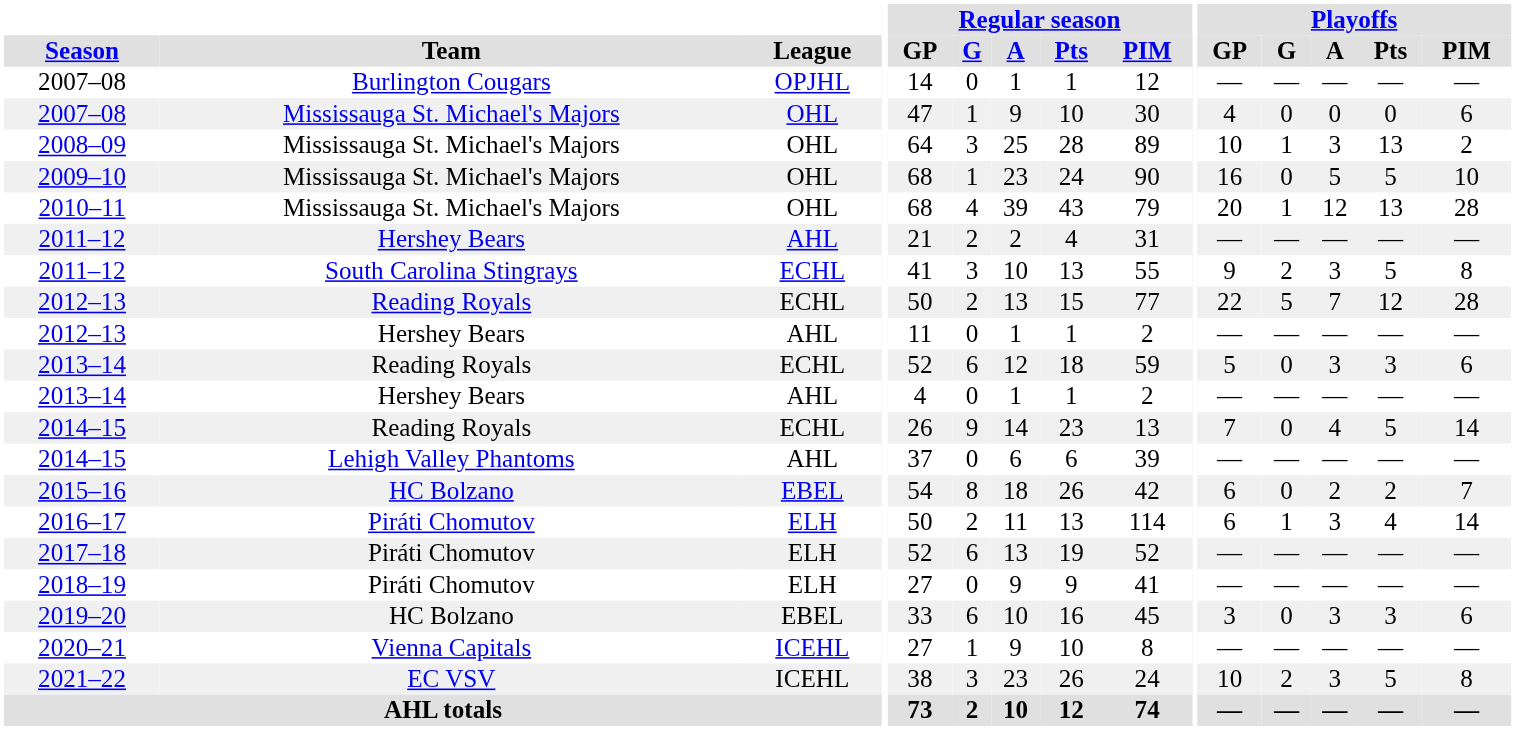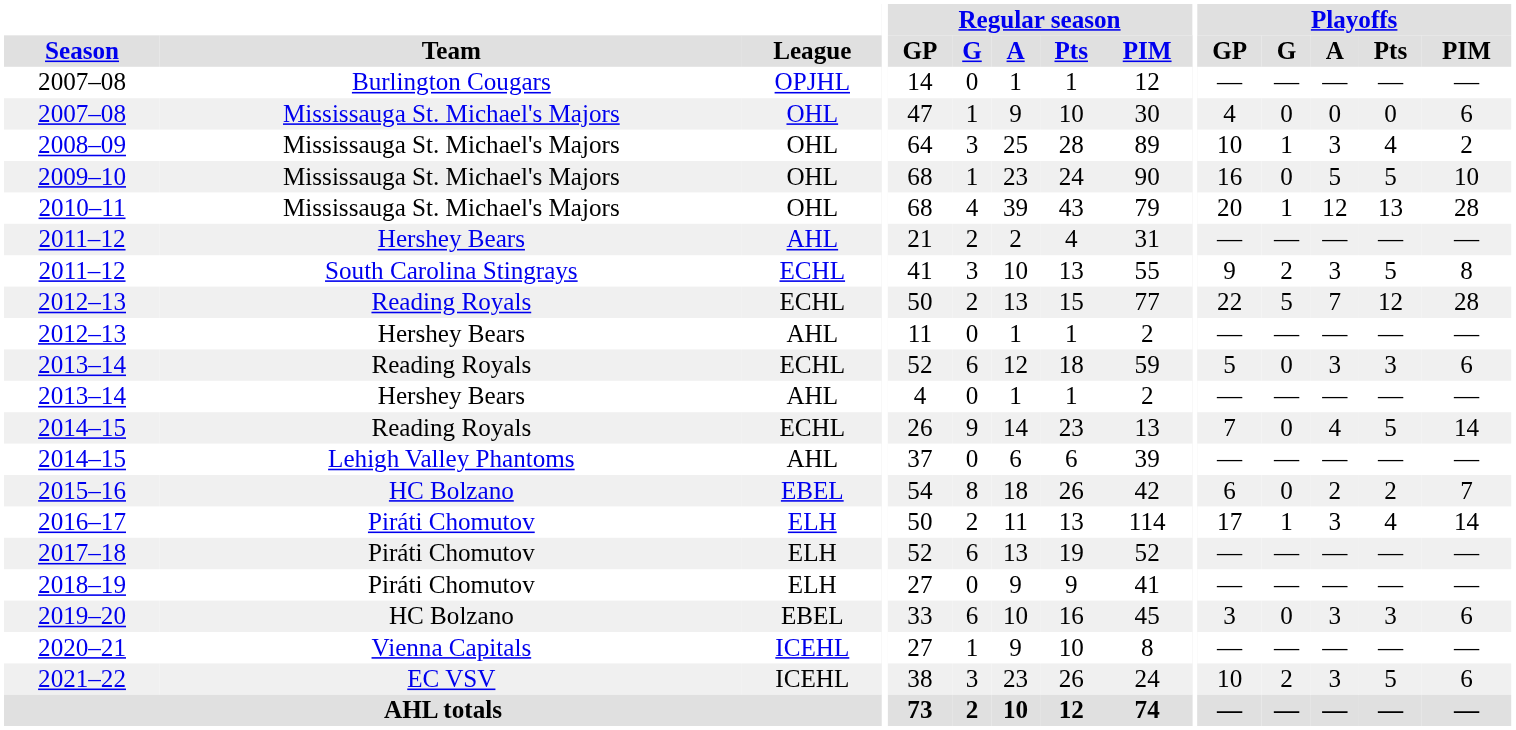(1390, 145) 13 -> (1390, 145) 4
(1230, 521) 6 -> (1230, 521) 17
(1467, 678) 8 -> (1467, 678) 6
